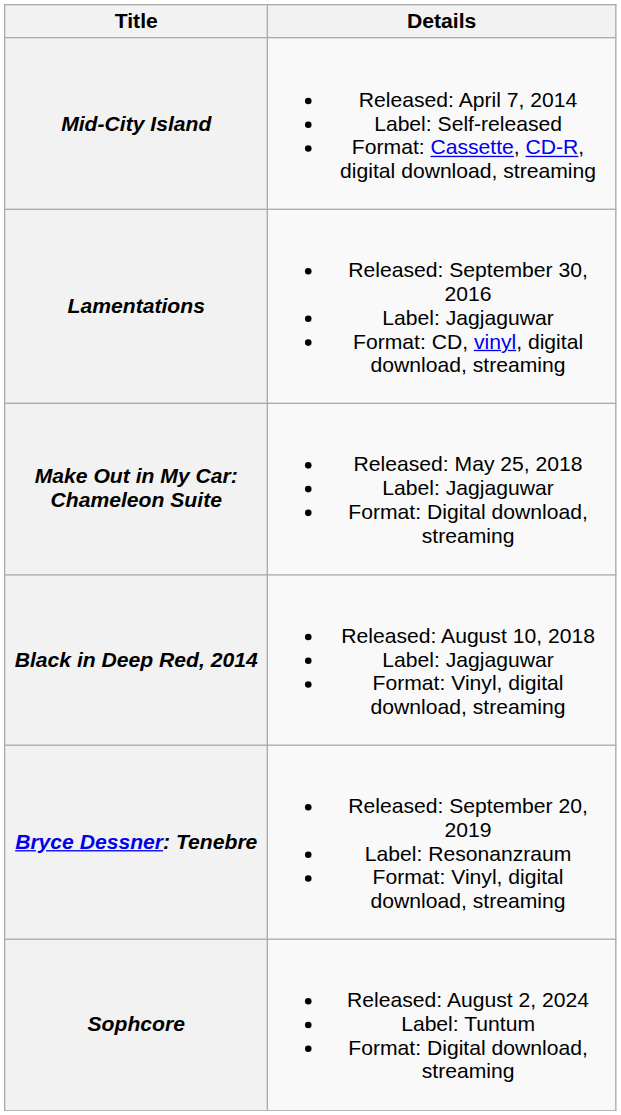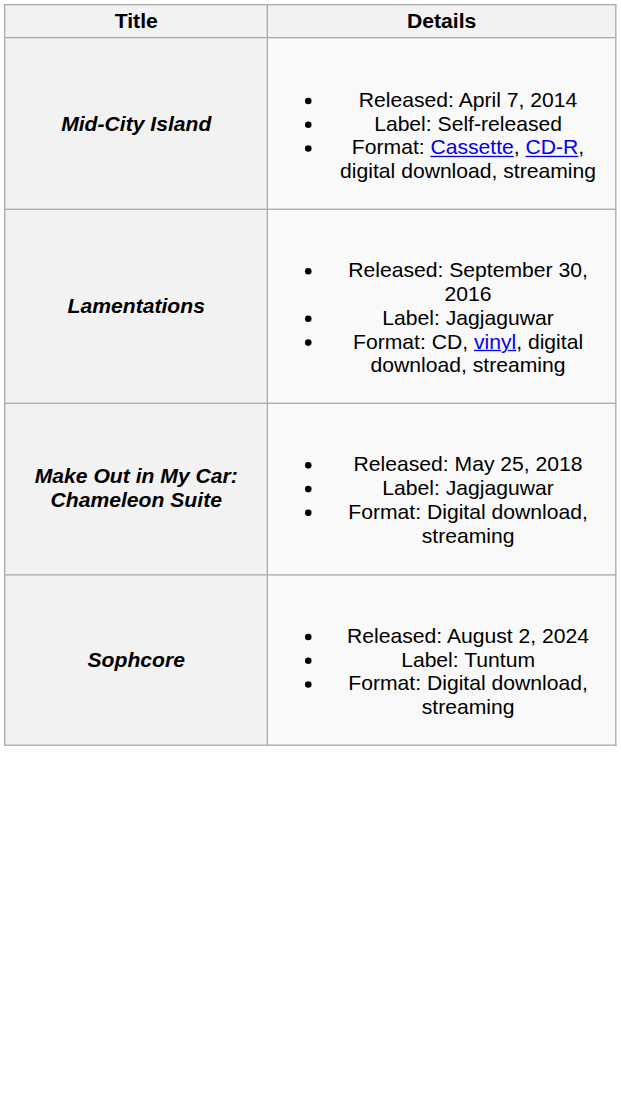- row: (136, 659)
- row: (136, 842)
